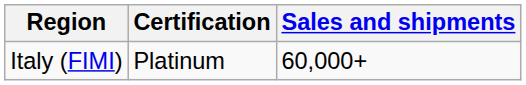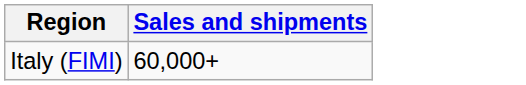- column: (202, 23)
